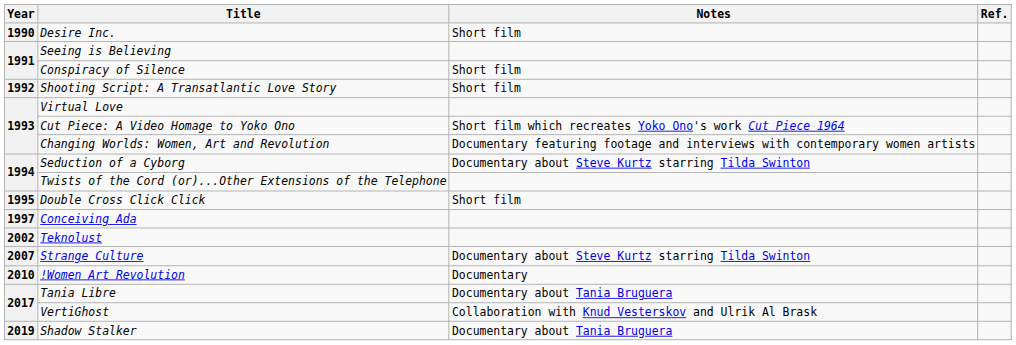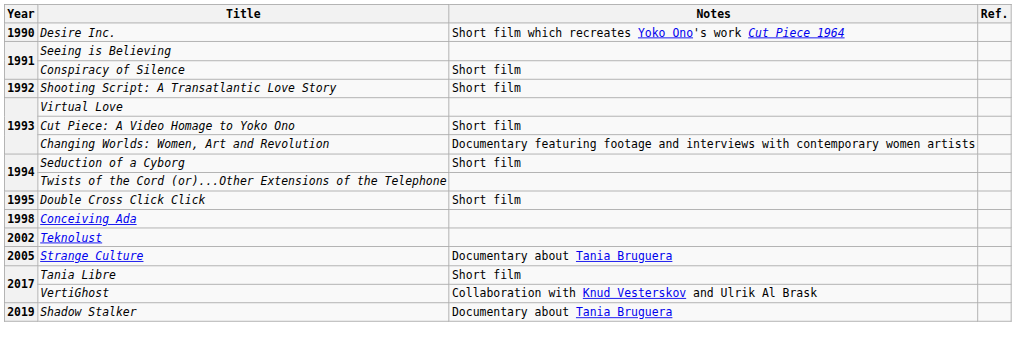(486, 32) Short film -> (648, 32) Short film which recreates Yoko Ono's work Cut Piece 1964
(648, 126) Short film which recreates Yoko Ono's work Cut Piece 1964 -> (486, 126) Short film
(631, 163) Documentary about Steve Kurtz starring Tilda Swinton -> (486, 163) Short film
(21, 219) 1997 -> (21, 219) 1998
(21, 256) 2007 -> (21, 256) 2005
(631, 256) Documentary about Steve Kurtz starring Tilda Swinton -> (562, 256) Documentary about Tania Bruguera
- row: (112, 275)
(562, 293) Documentary about Tania Bruguera -> (486, 275) Short film
